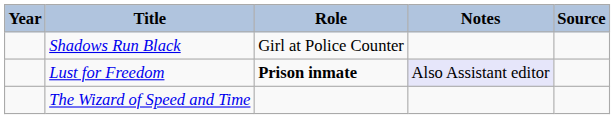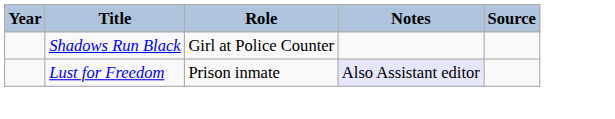(308, 72) bold -> (234, 72) normal
- row: (150, 100)
